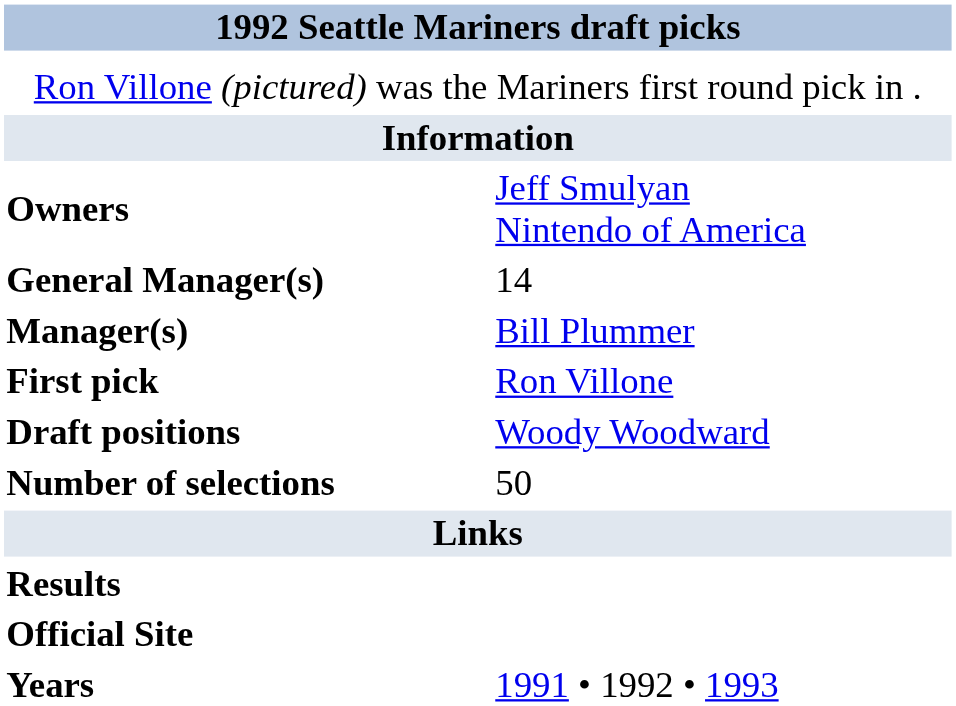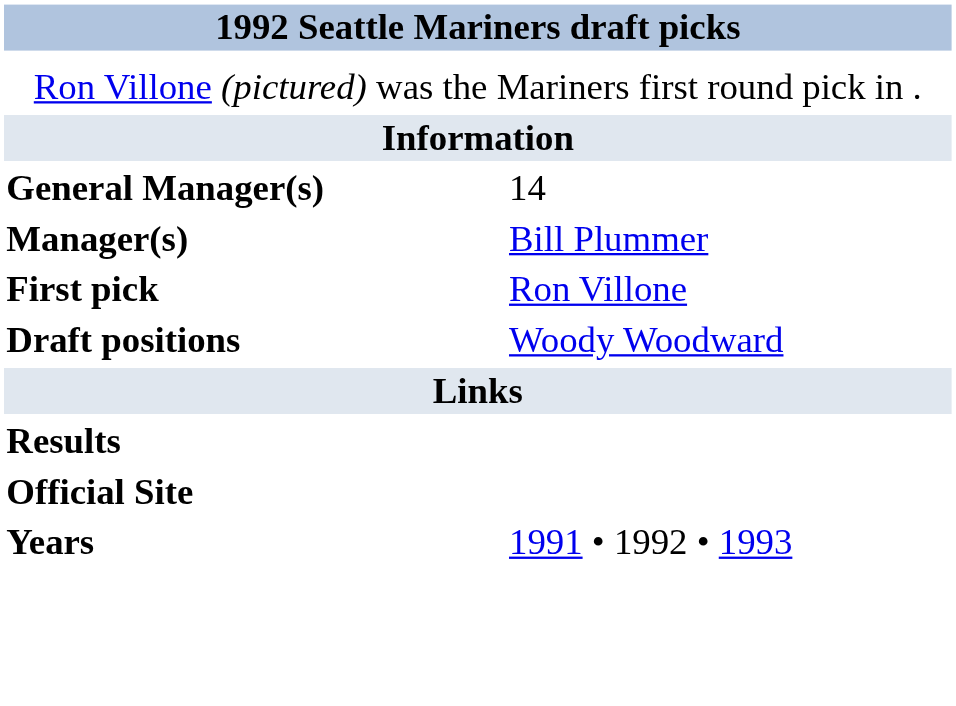- row: (68, 208)
- row: (171, 482)
